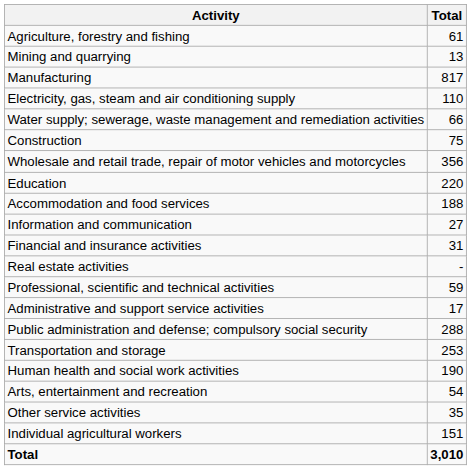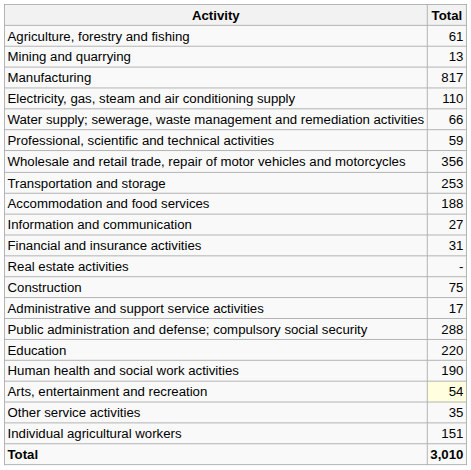rows swapped: (45, 141) <-> (141, 287)
rows swapped: (87, 350) <-> (37, 183)
(456, 392) no background -> (456, 392) lightyellow background
